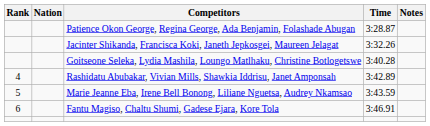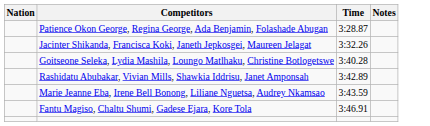- column: (18, 12)
